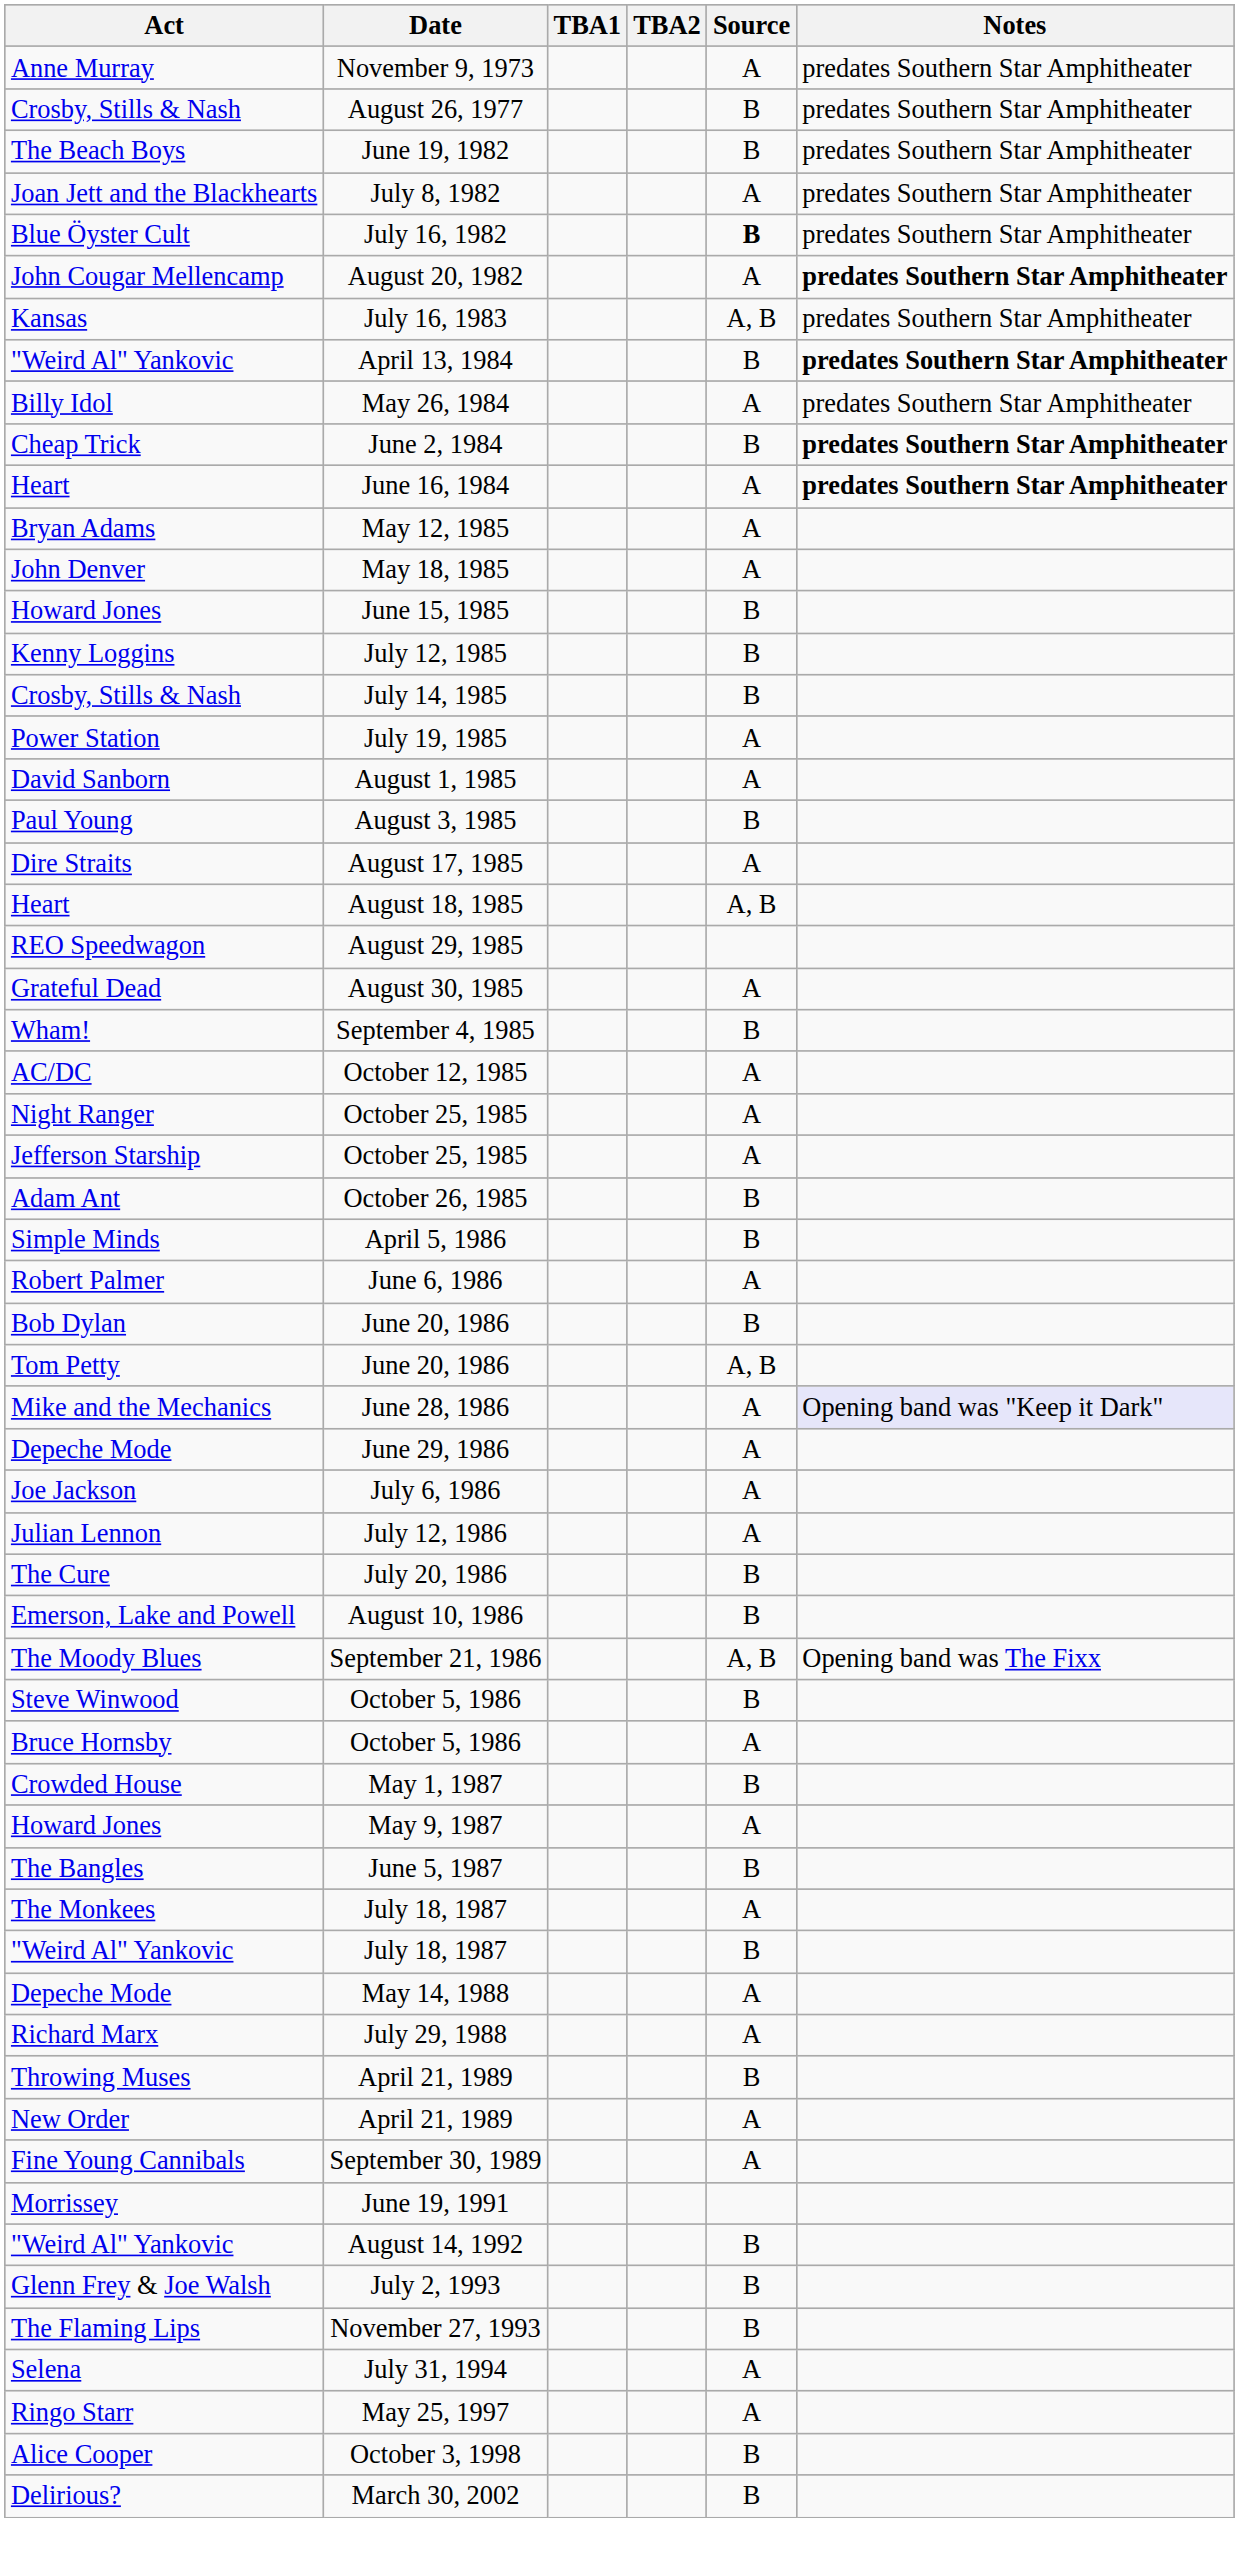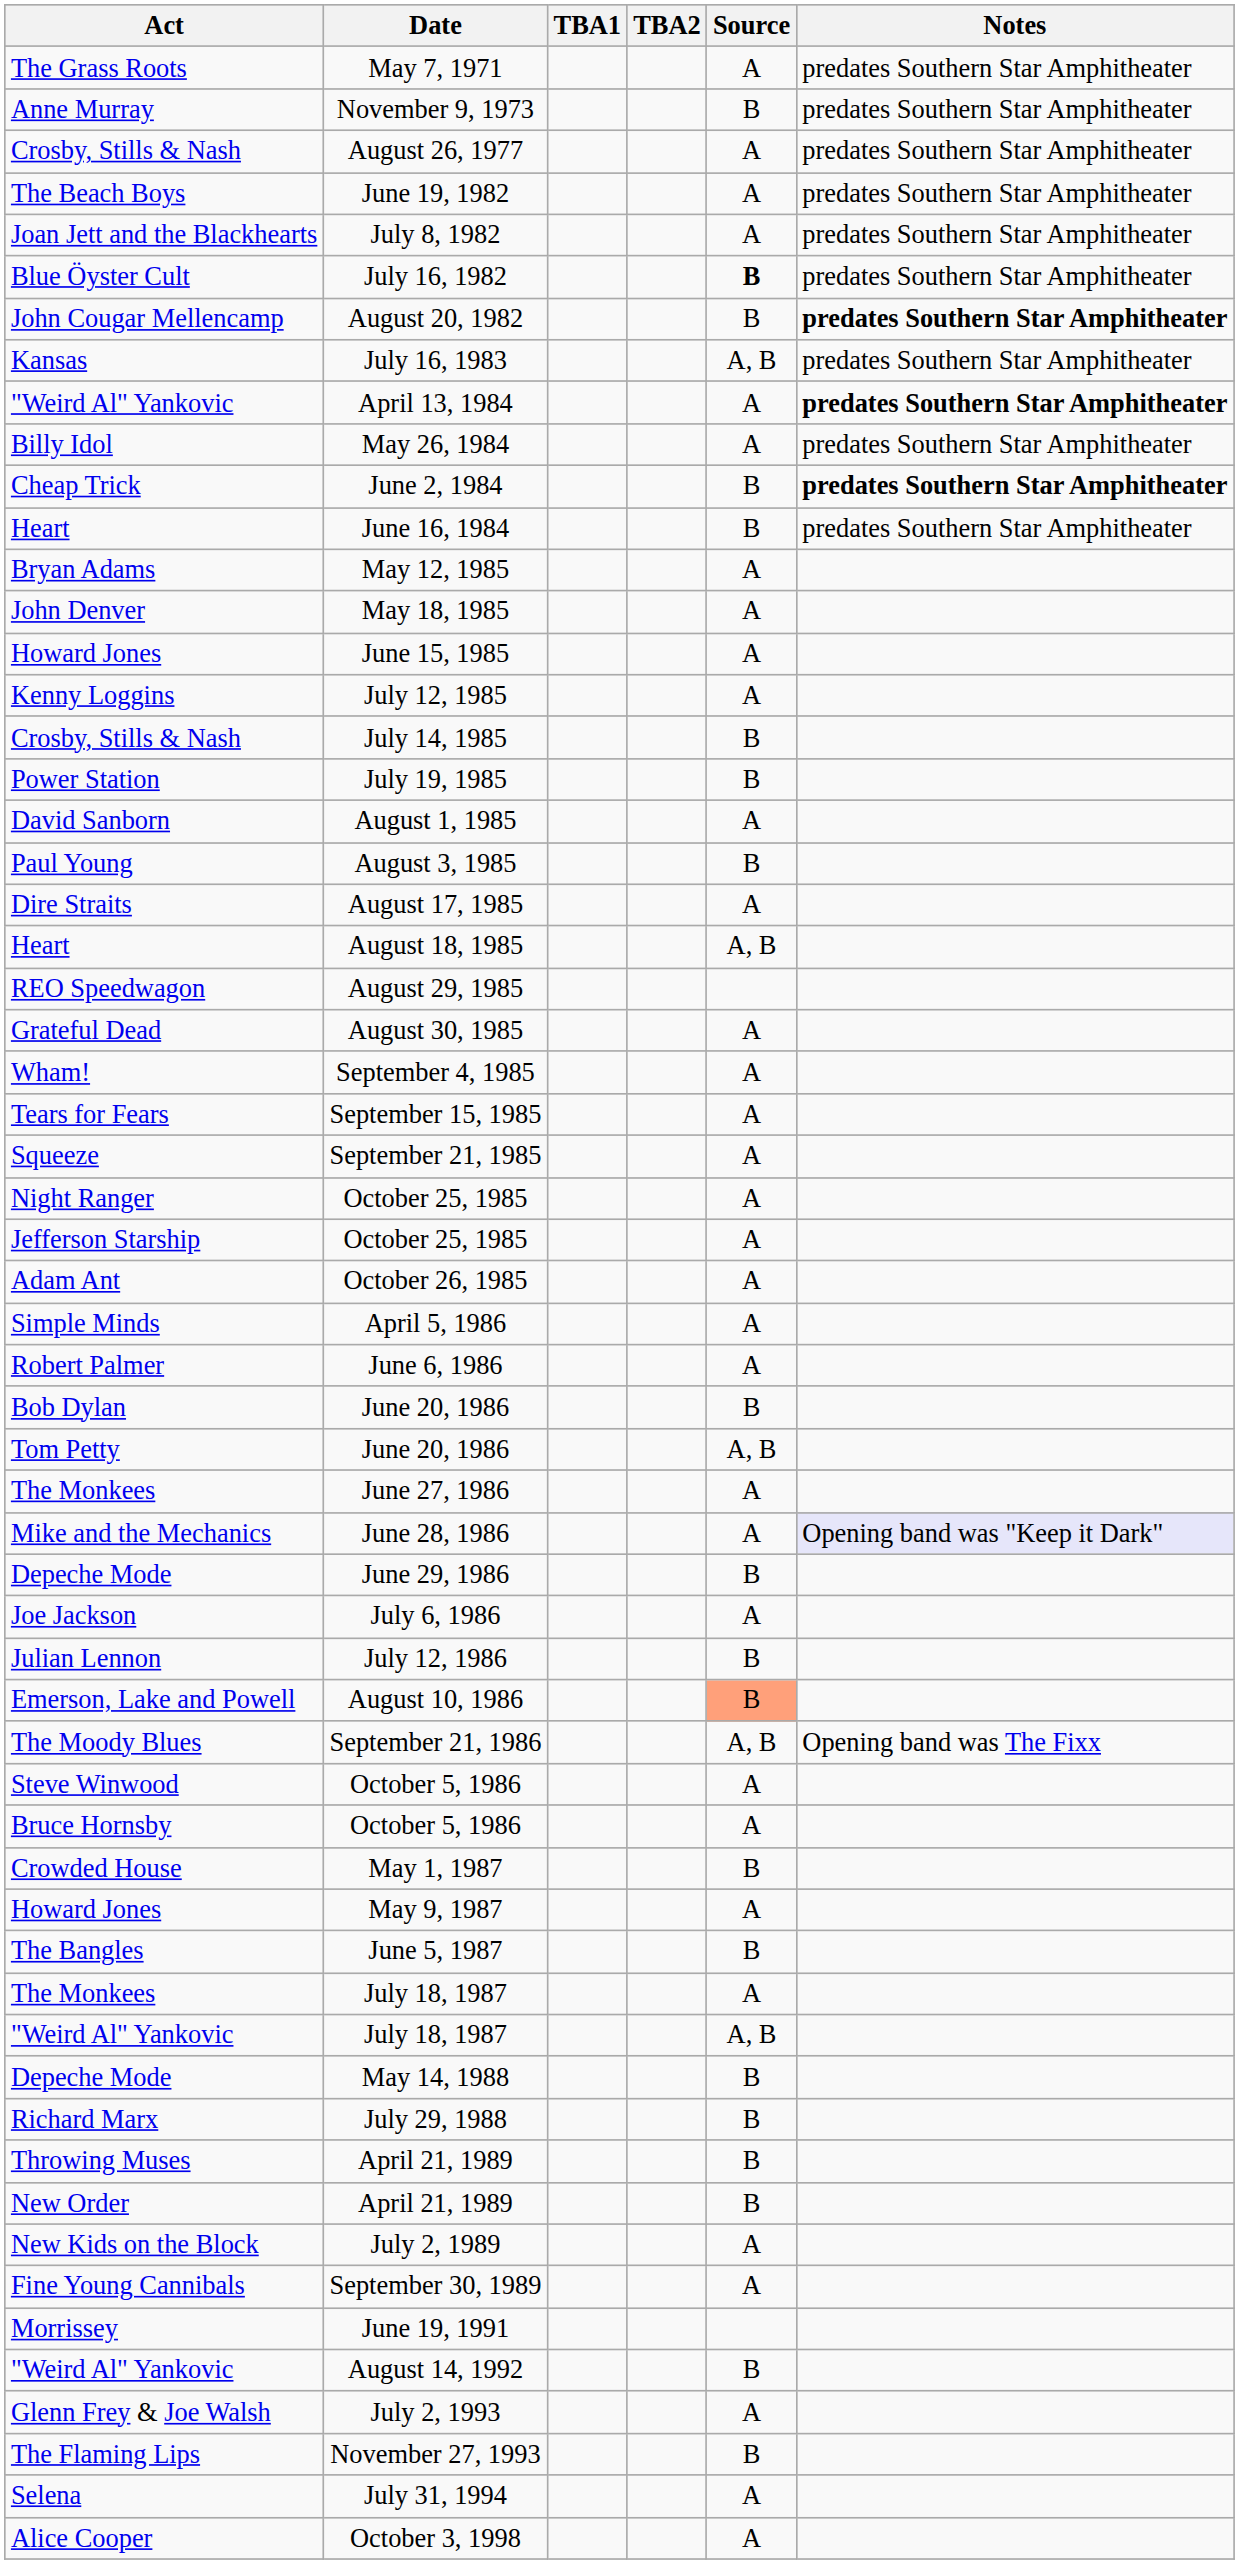+ row: (99, 67)
(752, 67) A -> (752, 109) B
(752, 109) B -> (752, 151) A
(752, 151) B -> (752, 192) A
(752, 276) A -> (752, 318) B
(752, 360) B -> (752, 402) A
(752, 485) A -> (752, 527) B
(1015, 485) bold -> (997, 527) normal
(752, 611) B -> (752, 653) A
(752, 653) B -> (752, 695) A
(752, 737) A -> (752, 779) B
(752, 1030) B -> (752, 1072) A
+ row: (90, 1114)
+ row: (55, 1155)
- row: (51, 1072)
(752, 1197) B -> (752, 1281) A
(752, 1239) B -> (752, 1323) A
+ row: (83, 1490)
(752, 1448) A -> (752, 1574) B
(752, 1532) A -> (752, 1658) B
- row: (60, 1574)
(752, 1616) no background -> (752, 1700) lightsalmon background
(752, 1700) B -> (752, 1783) A
(752, 1951) B -> (752, 2035) A, B
(752, 1993) A -> (752, 2077) B
(752, 2035) A -> (752, 2118) B
(752, 2118) A -> (752, 2202) B
+ row: (135, 2244)
(752, 2286) B -> (752, 2411) A
- row: (72, 2411)
(752, 2453) B -> (752, 2537) A
- row: (66, 2495)
